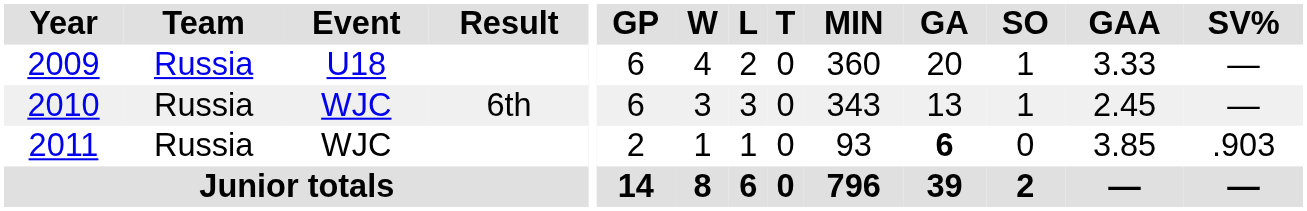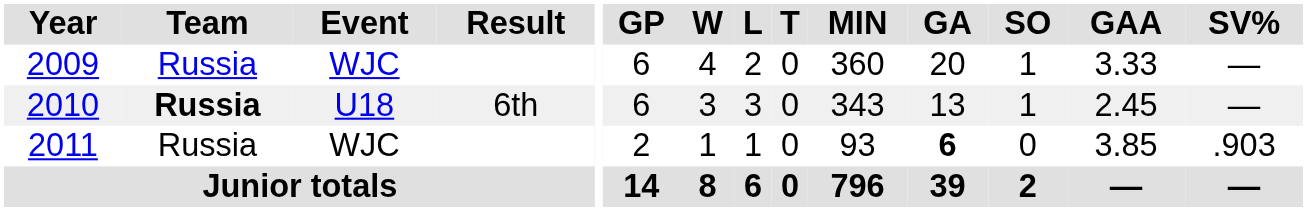(356, 64) U18 -> (364, 64) WJC
(204, 104) normal -> (207, 104) bold
(356, 104) WJC -> (364, 104) U18
